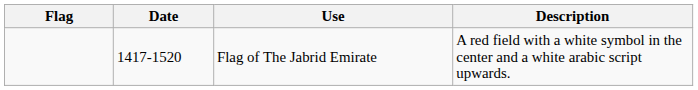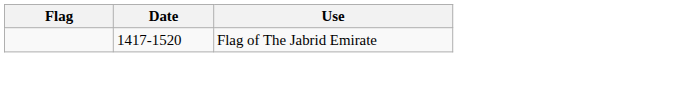- column: (573, 16)
